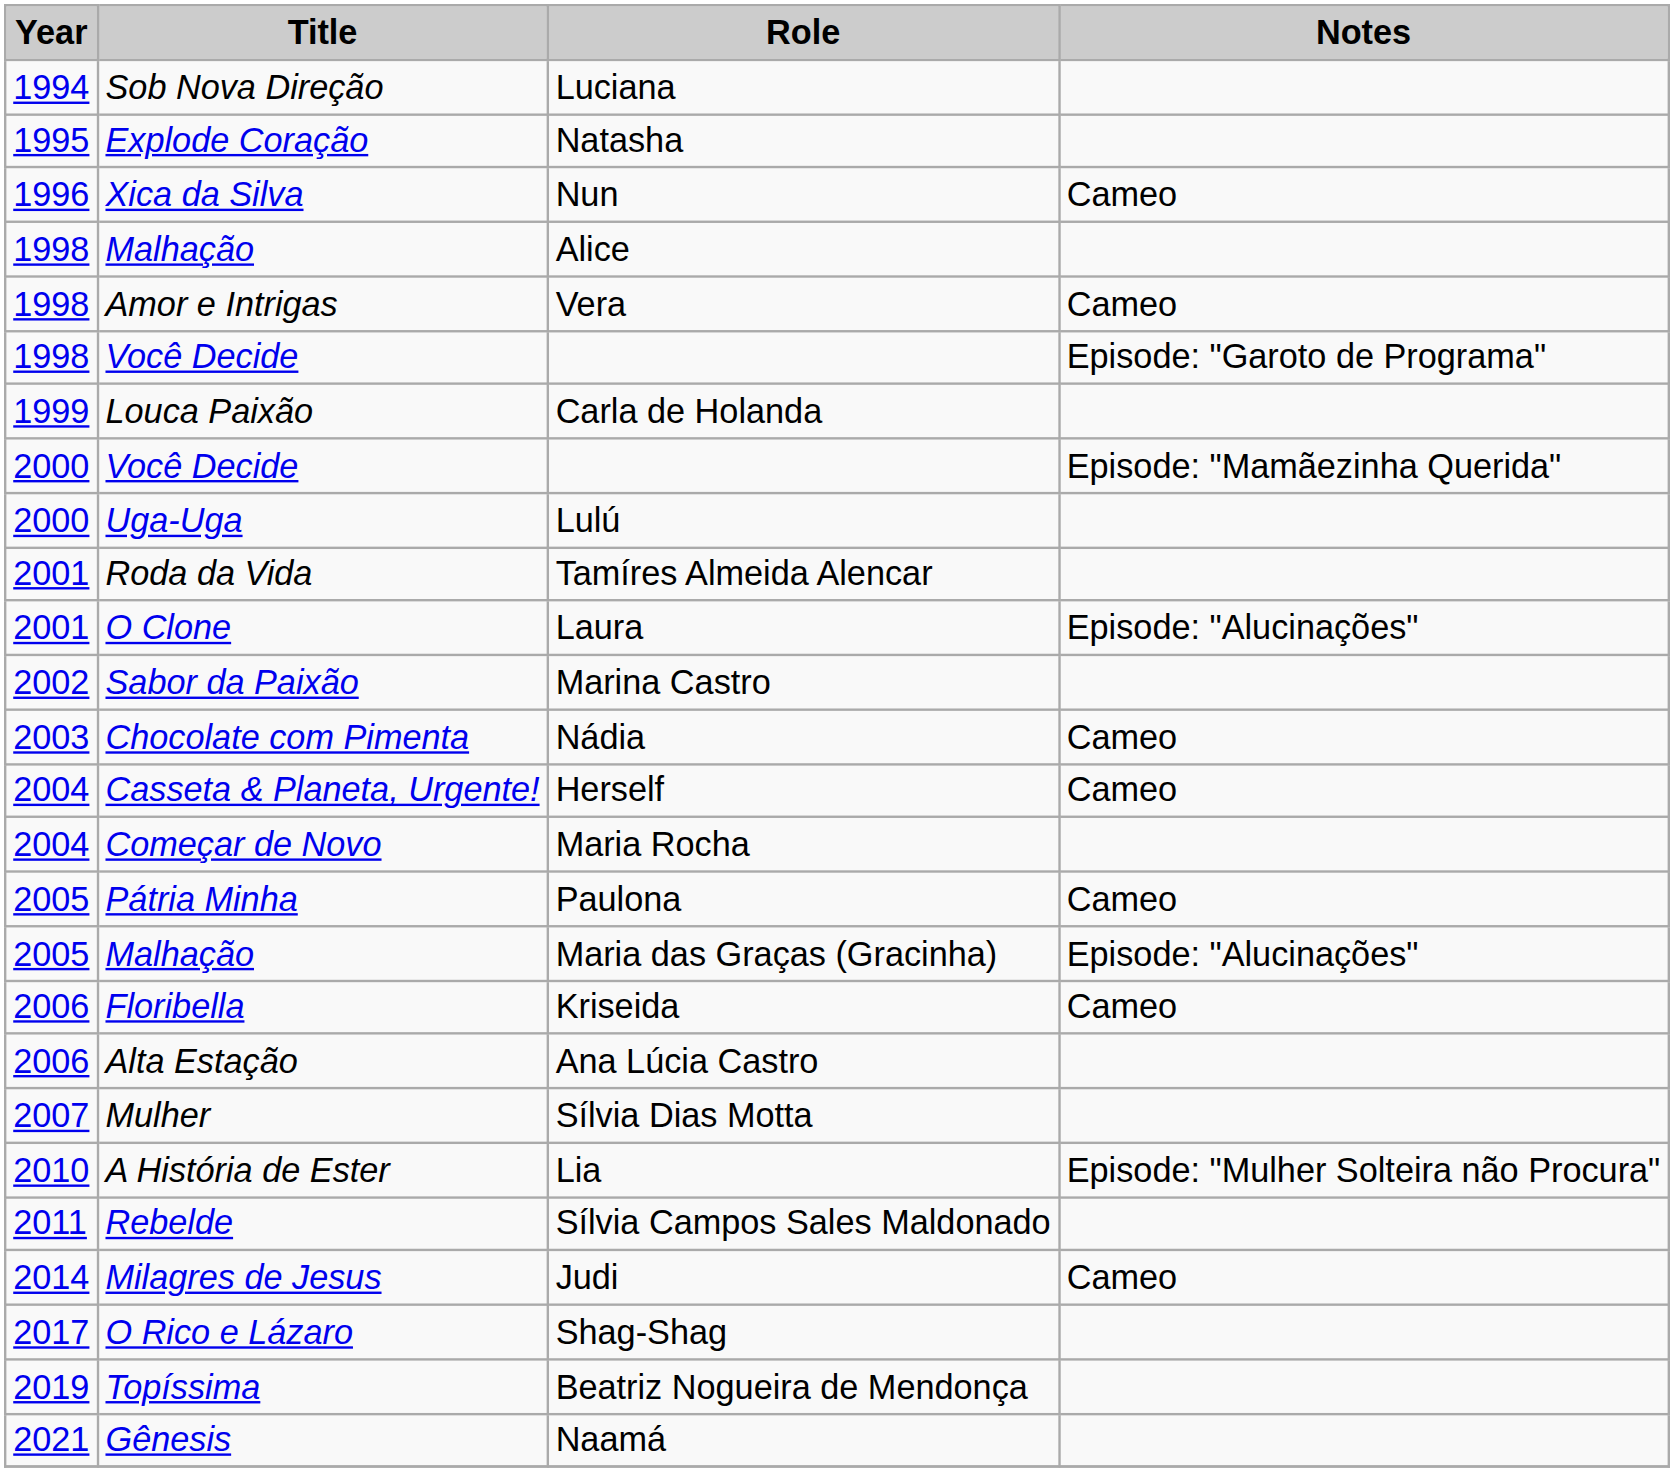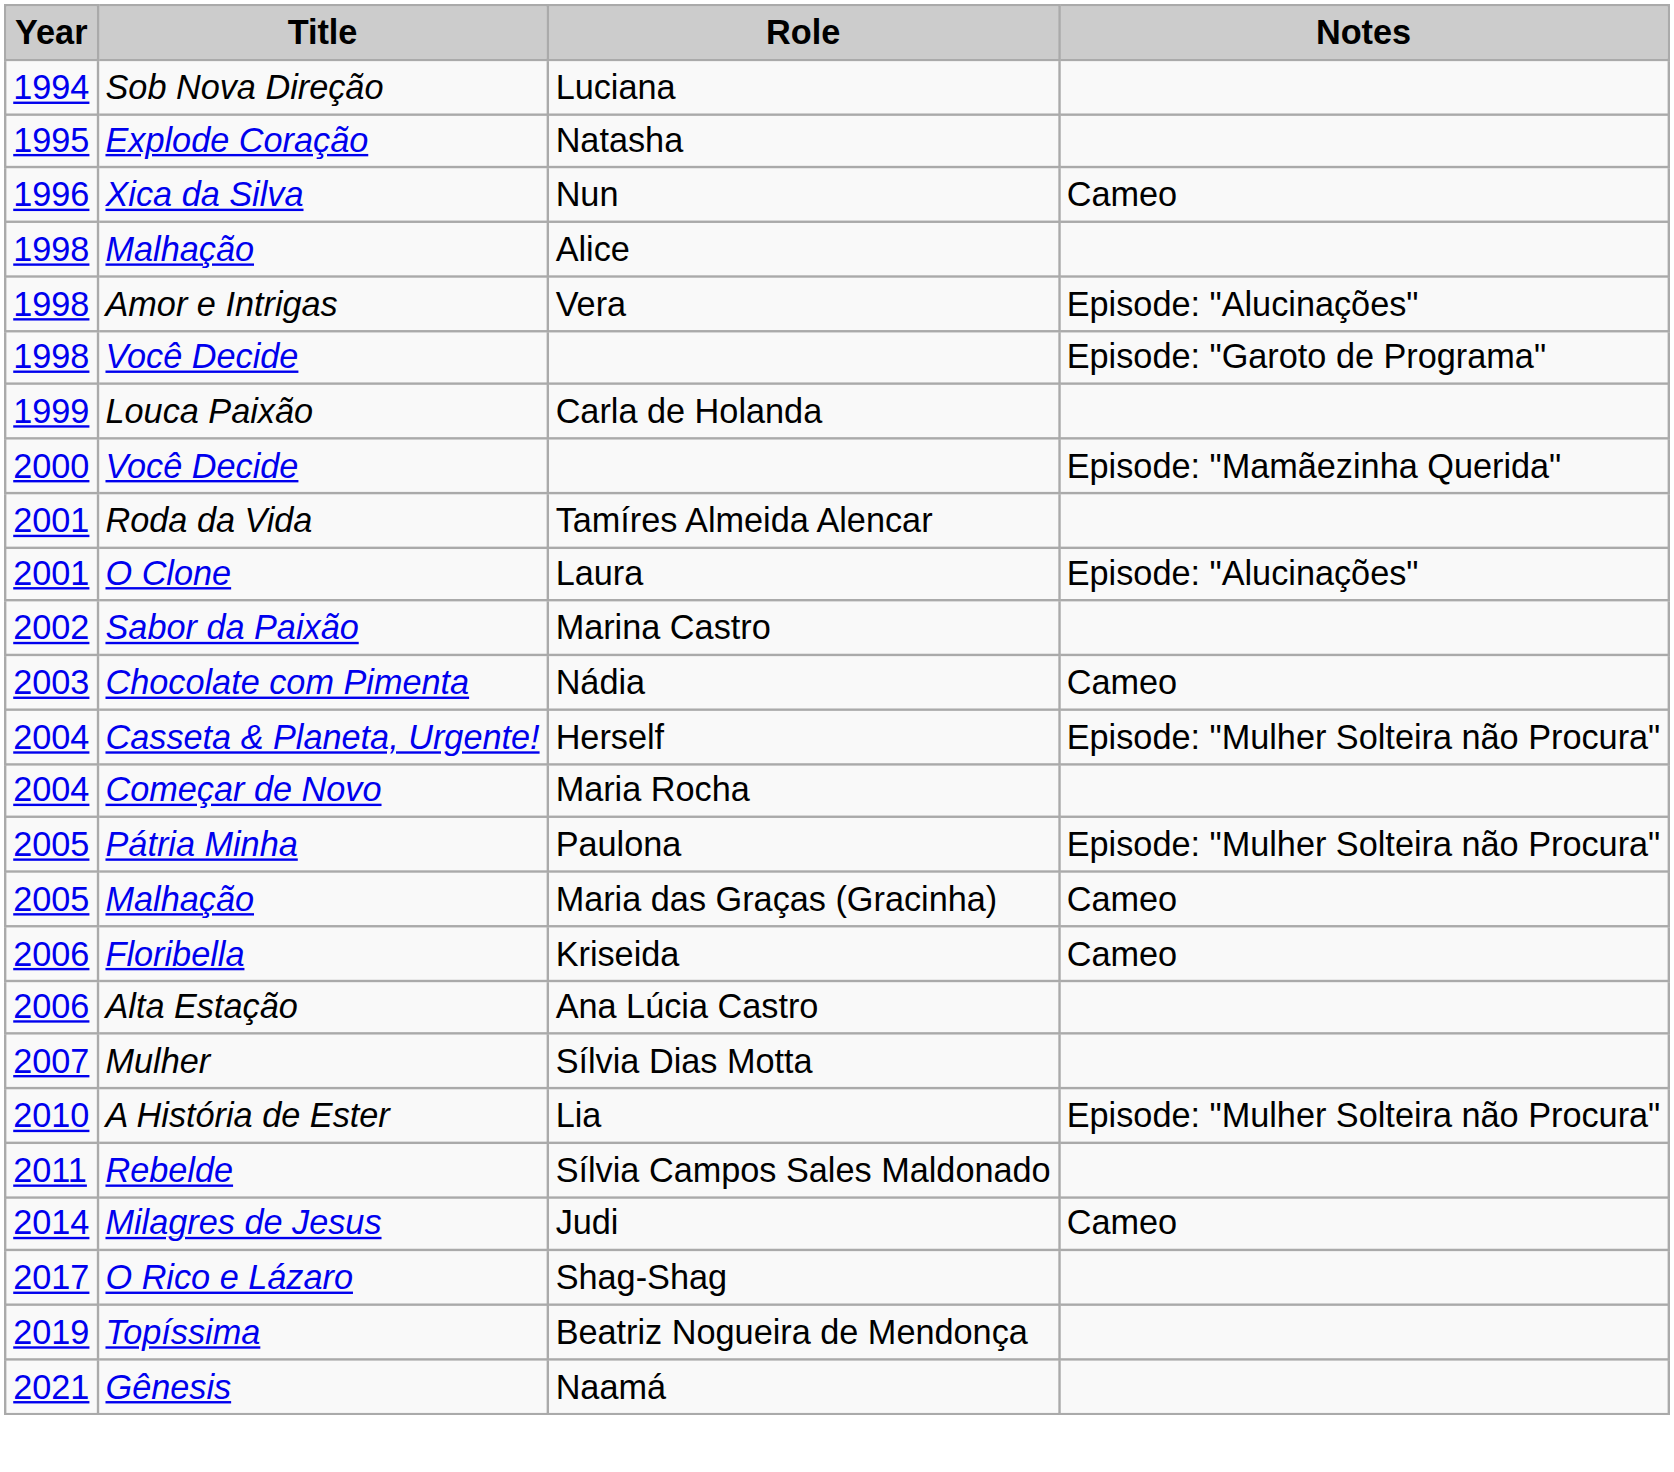(1122, 303) Cameo -> (1243, 303) Episode: "Alucinações"
- row: (51, 520)
(1122, 791) Cameo -> (1364, 737) Episode: "Mulher Solteira não Procura"
(1122, 899) Cameo -> (1364, 845) Episode: "Mulher Solteira não Procura"
(1243, 953) Episode: "Alucinações" -> (1122, 899) Cameo
